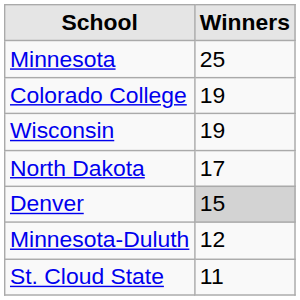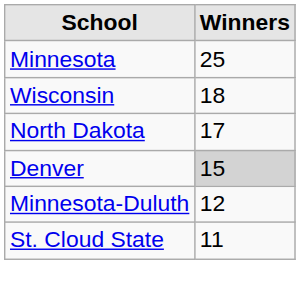- row: (98, 95)
(213, 131) 19 -> (213, 95) 18
